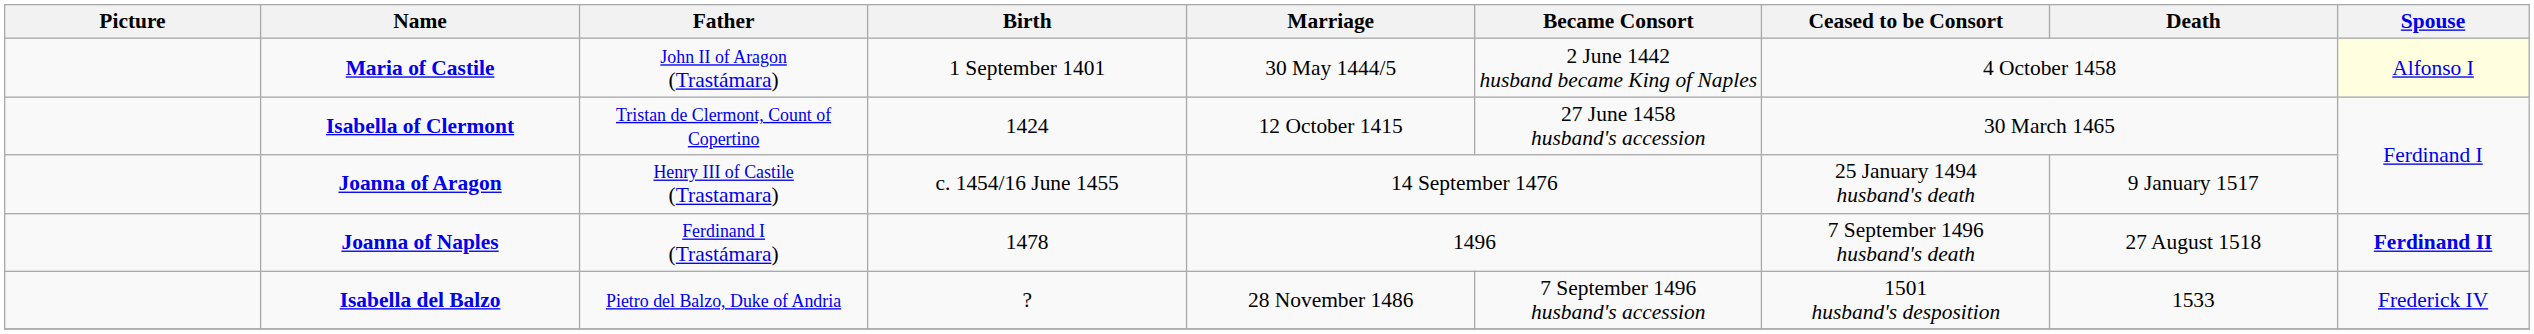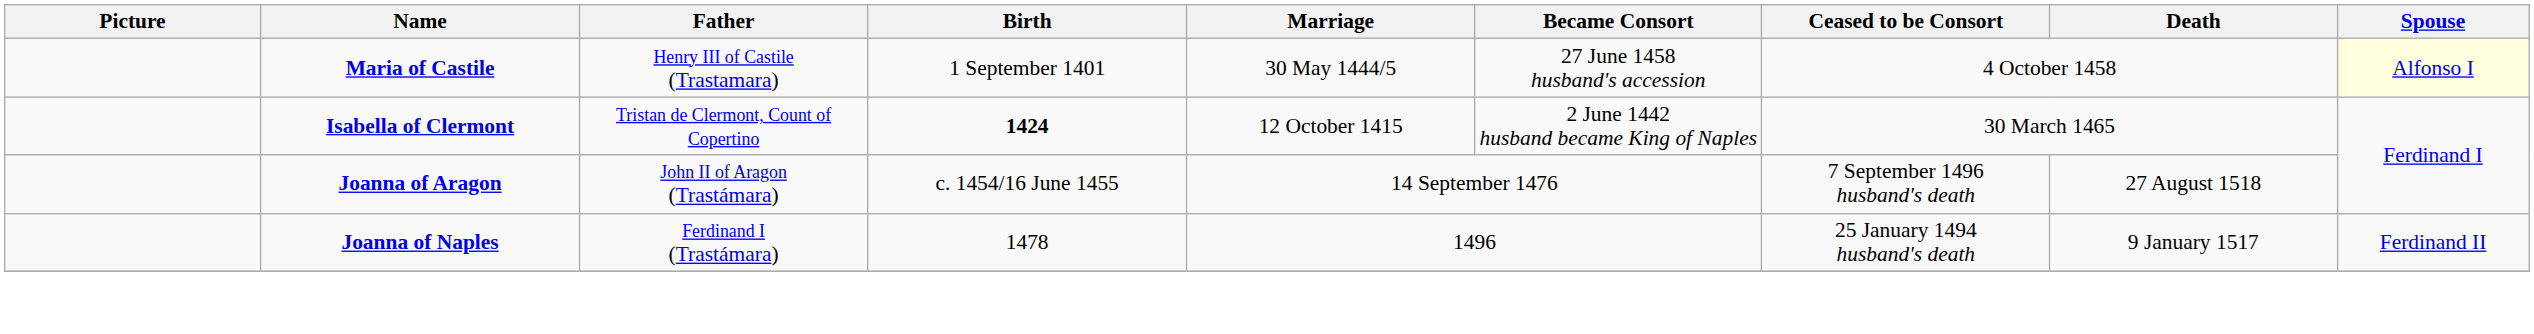(724, 68) John II of Aragon (Trastámara) -> (724, 68) Henry III of Castile (Trastamara)
(1618, 67) 2 June 1442 husband became King of Naples -> (1618, 67) 27 June 1458 husband's accession
(1027, 125) normal -> (1027, 125) bold
(1618, 125) 27 June 1458 husband's accession -> (1618, 125) 2 June 1442 husband became King of Naples
(724, 185) Henry III of Castile (Trastamara) -> (724, 185) John II of Aragon (Trastámara)
(1906, 183) 25 January 1494 husband's death -> (1906, 183) 7 September 1496 husband's death
(2193, 183) 9 January 1517 -> (2193, 183) 27 August 1518
(1906, 241) 7 September 1496 husband's death -> (1906, 241) 25 January 1494 husband's death
(2193, 241) 27 August 1518 -> (2193, 241) 9 January 1517
(2433, 241) bold -> (2433, 241) normal
- row: (420, 300)
